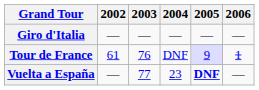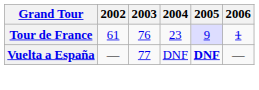- row: (51, 34)
(175, 54) DNF -> (175, 34) 23
(175, 74) 23 -> (175, 54) DNF
